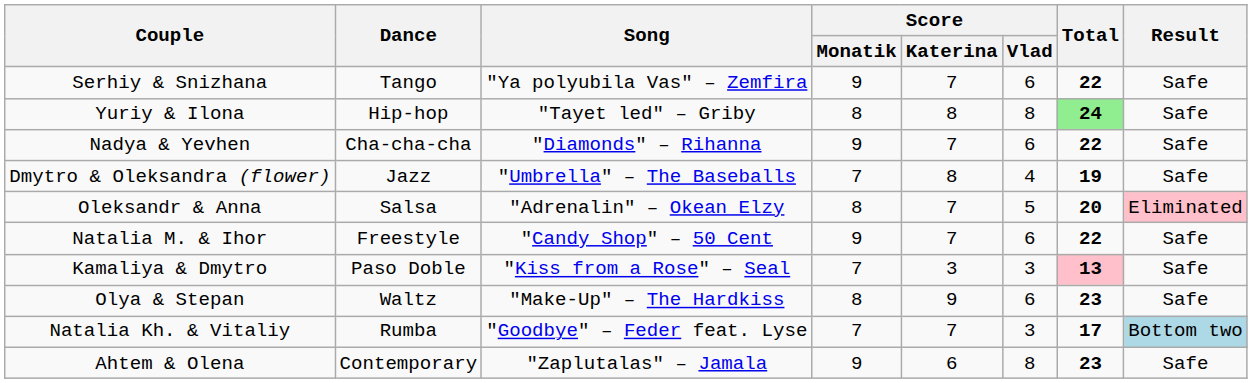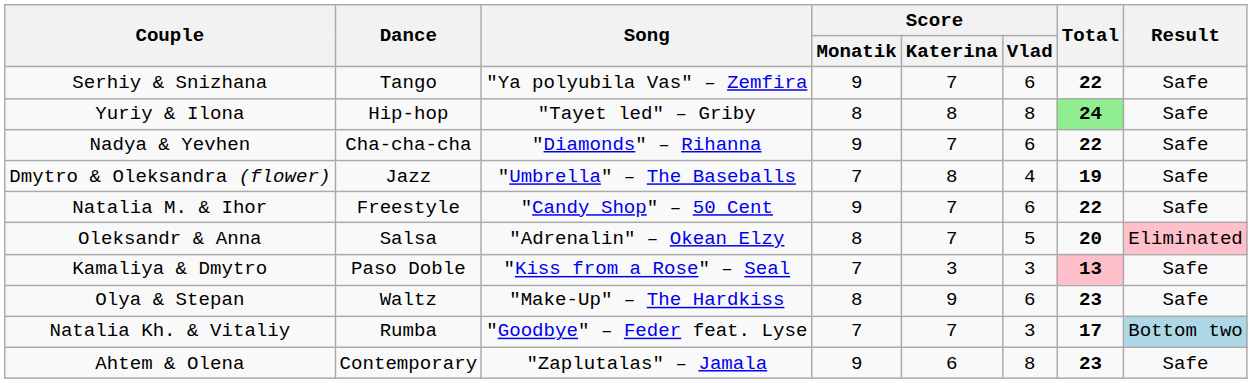rows swapped: (170, 238) <-> (170, 207)
